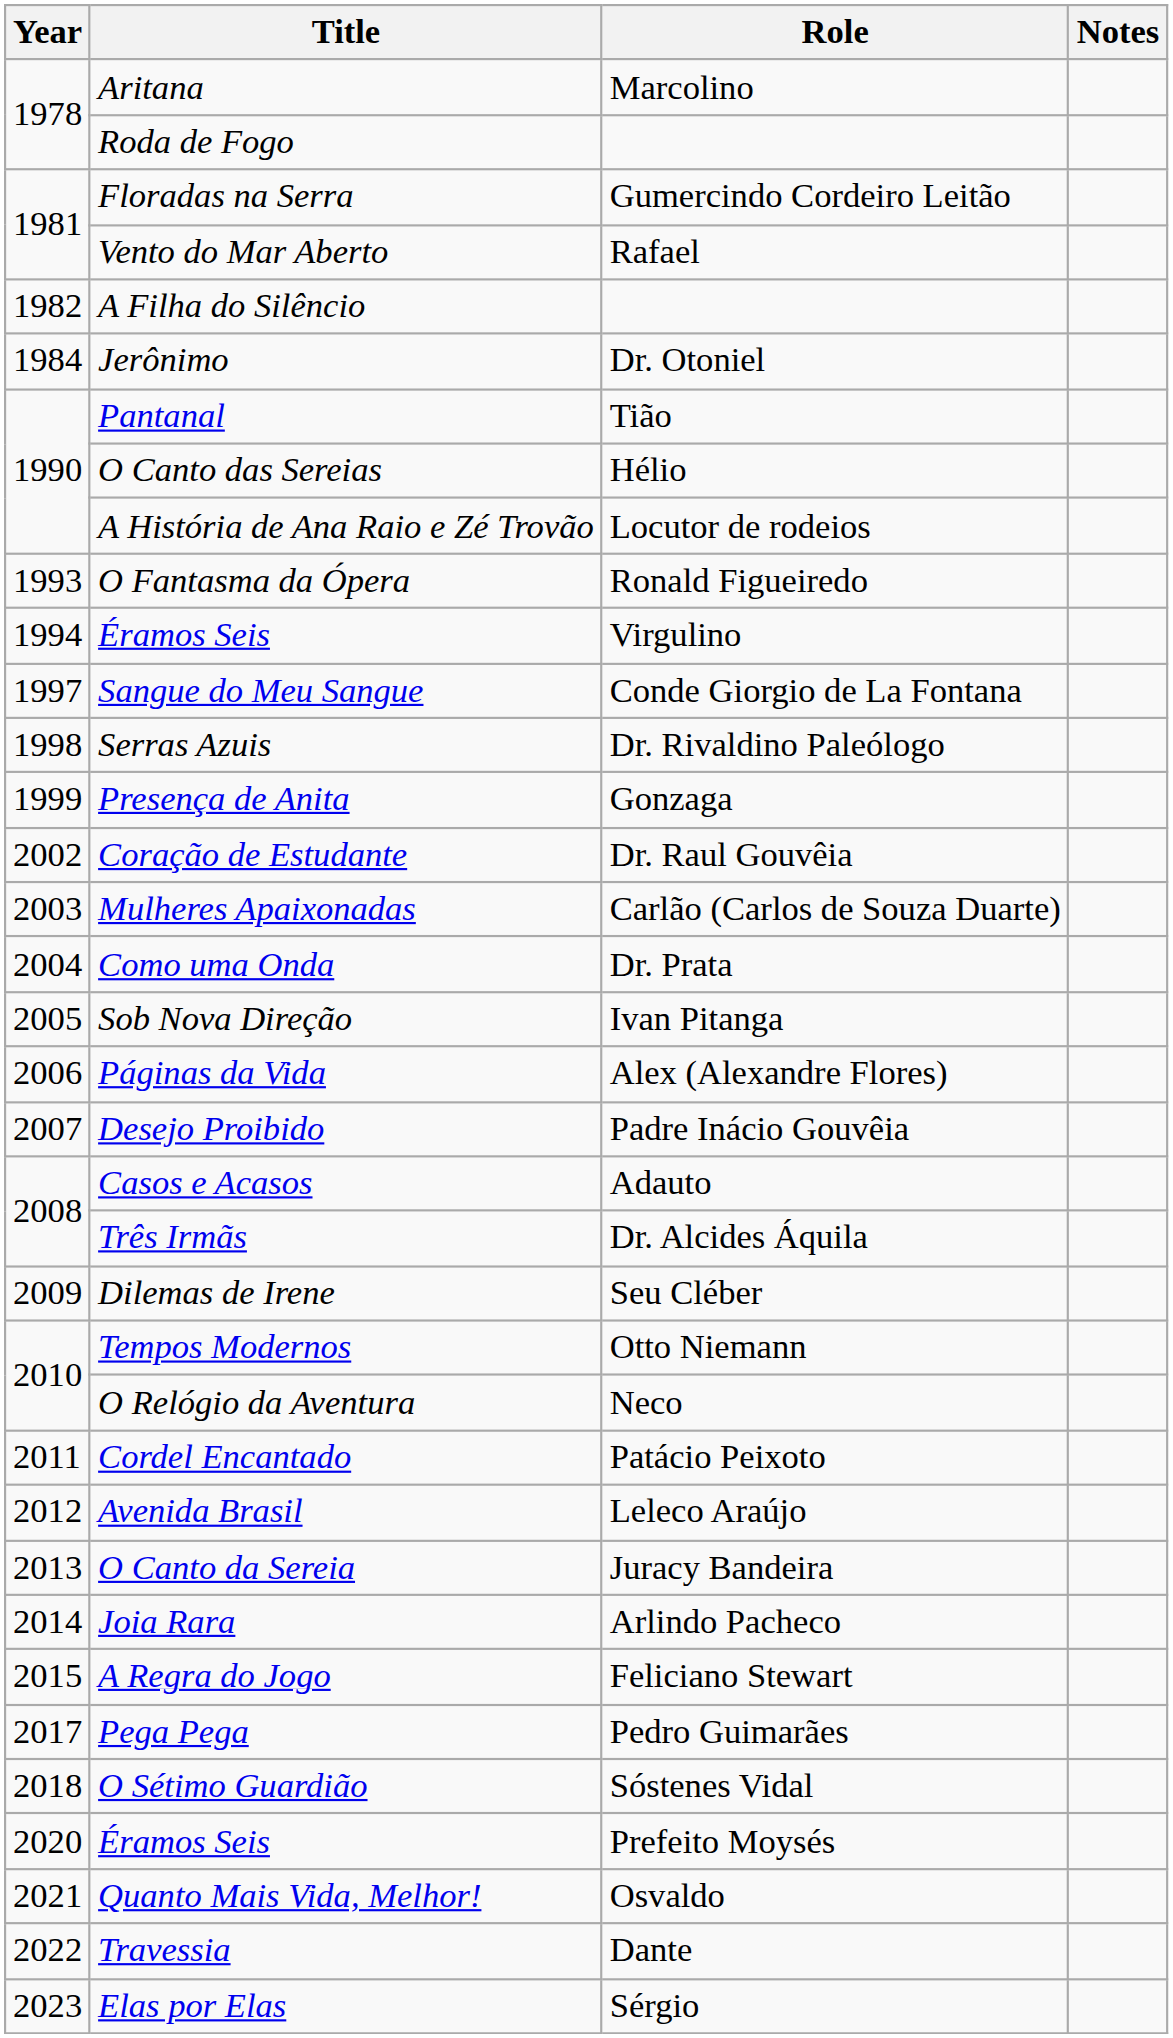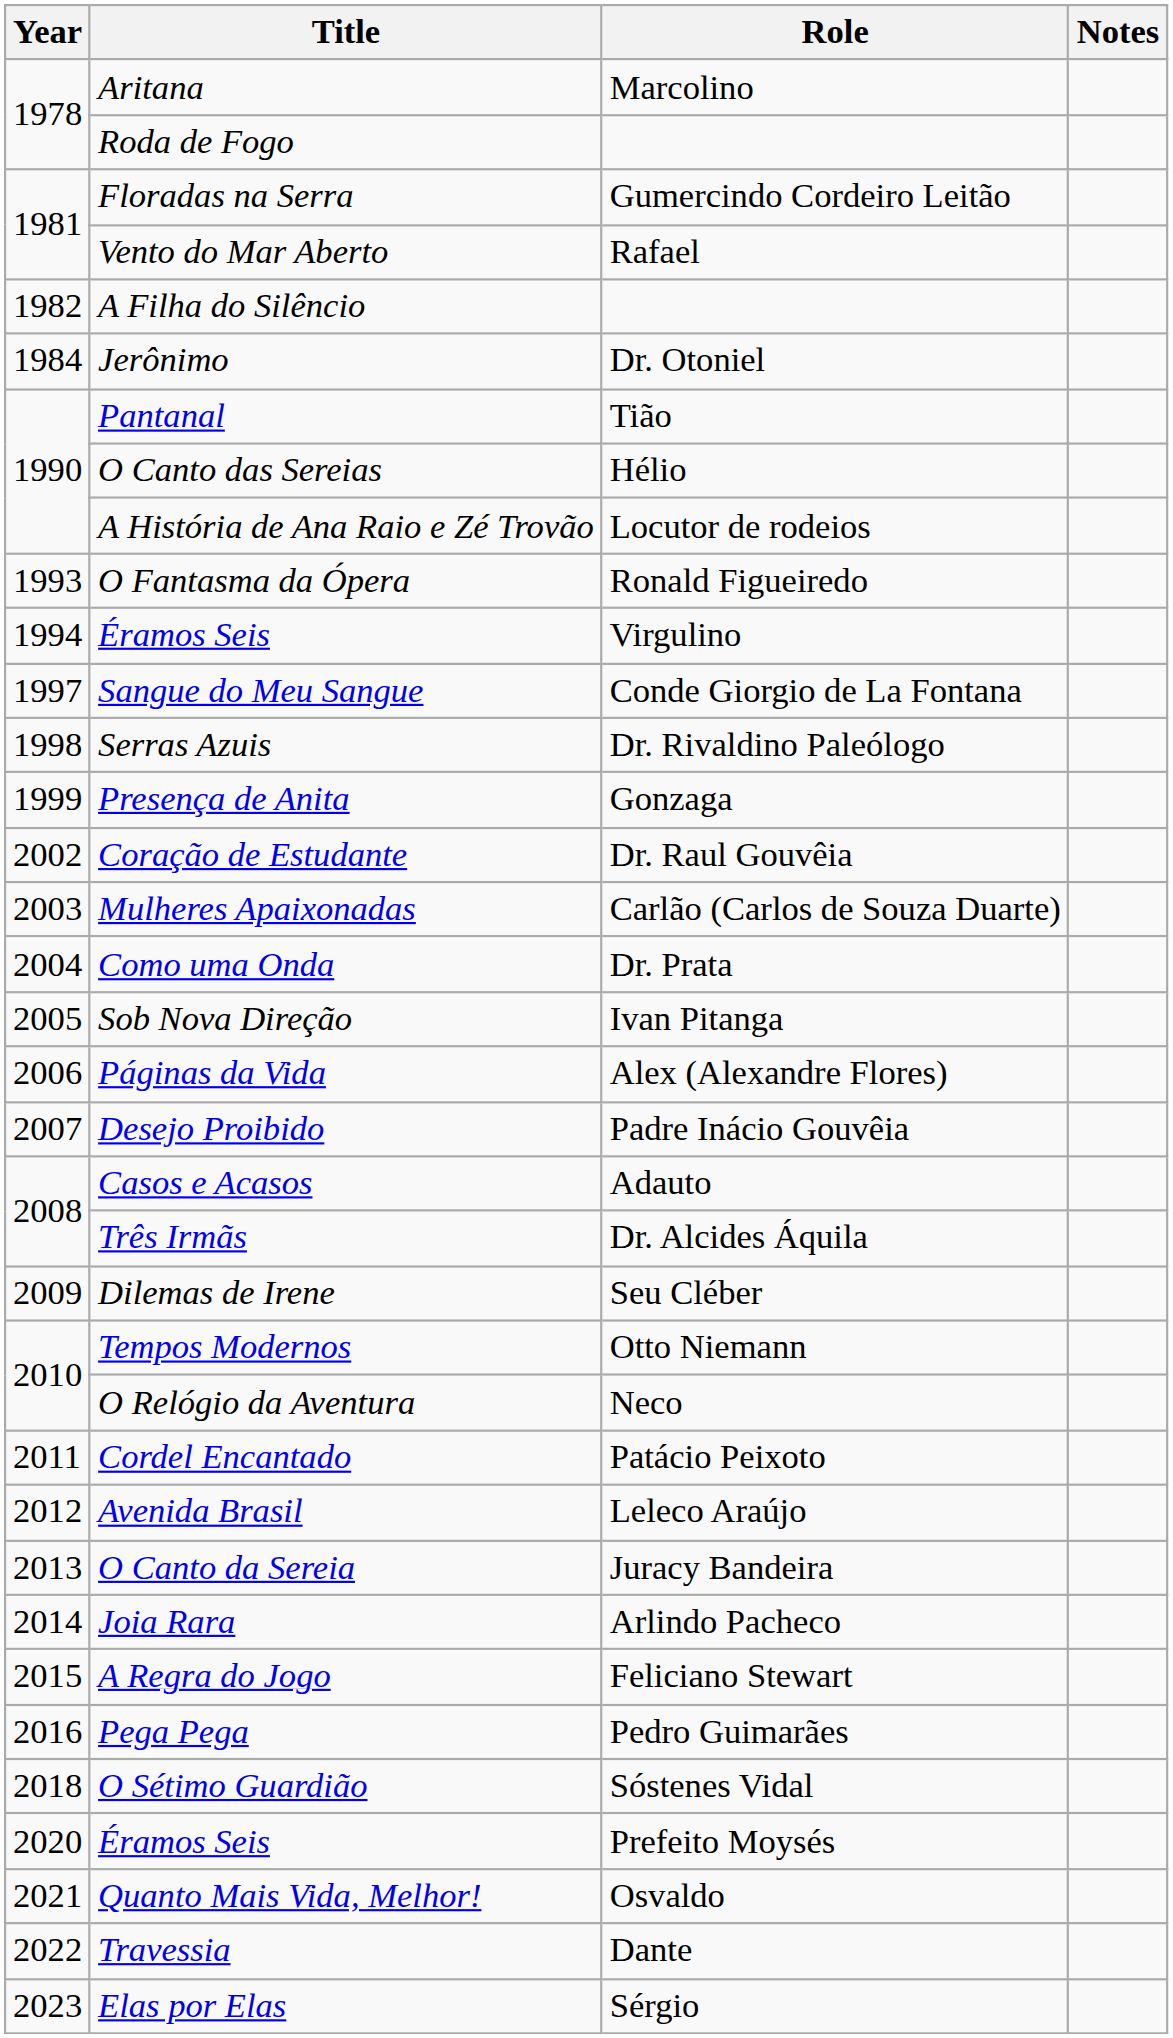(48, 1731) 2017 -> (48, 1731) 2016
